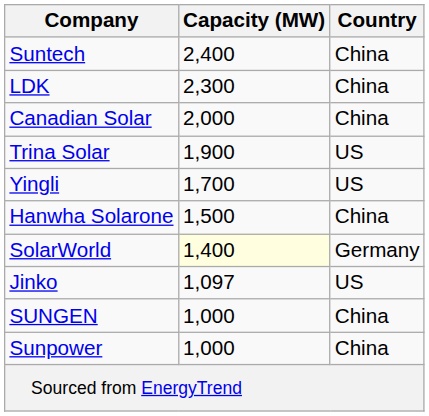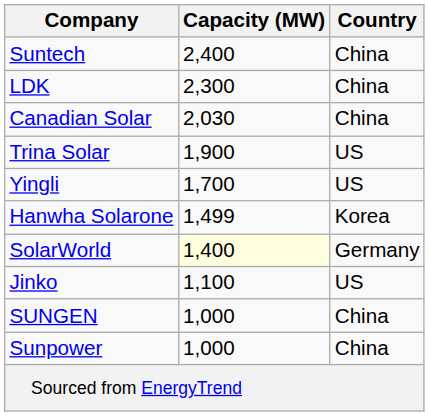(209, 119) 2,000 -> (209, 119) 2,030
(209, 217) 1,500 -> (209, 217) 1,499
(362, 217) China -> (362, 217) Korea
(209, 282) 1,097 -> (209, 282) 1,100
